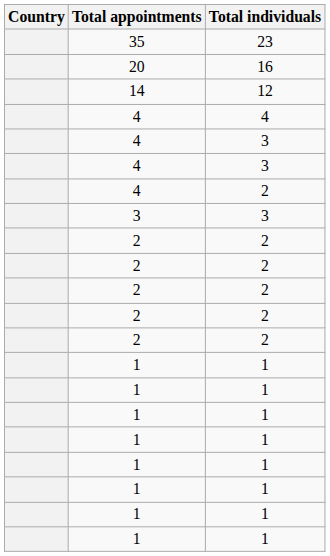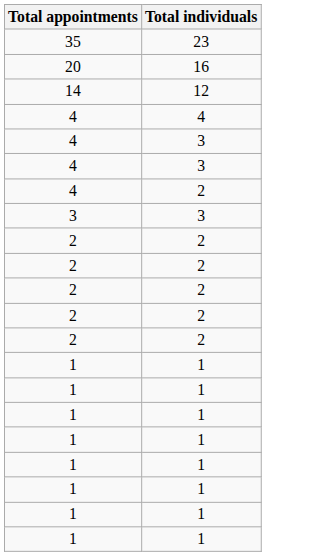- column: (36, 16)
